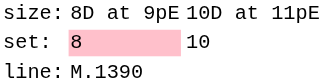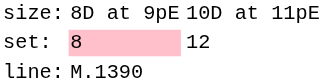(198, 43) 10 -> (198, 43) 12
